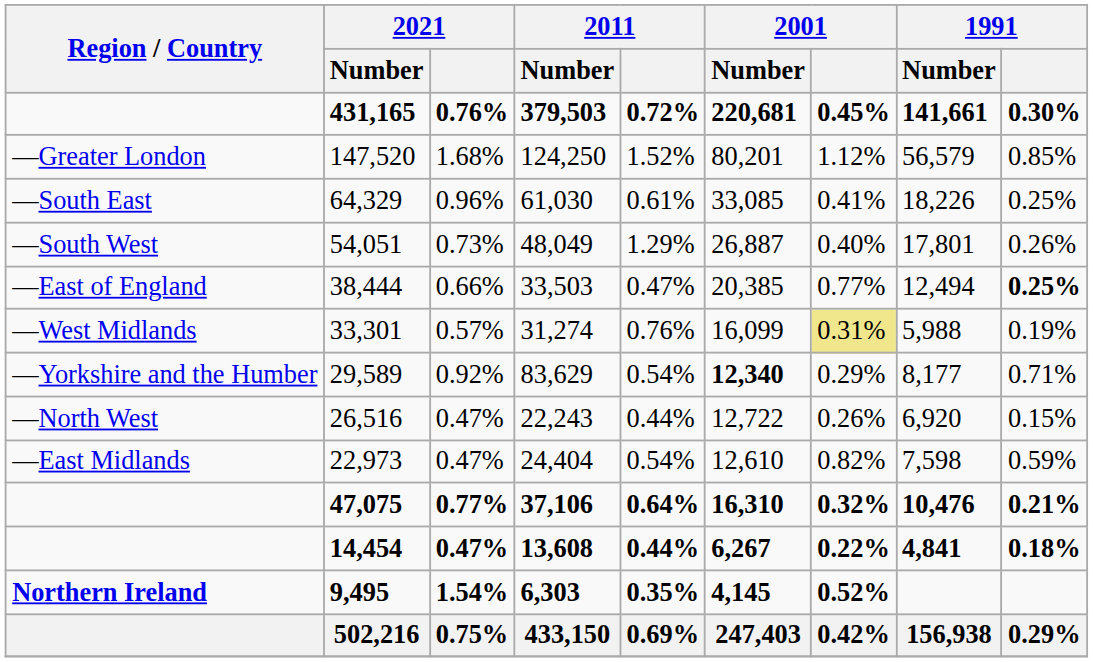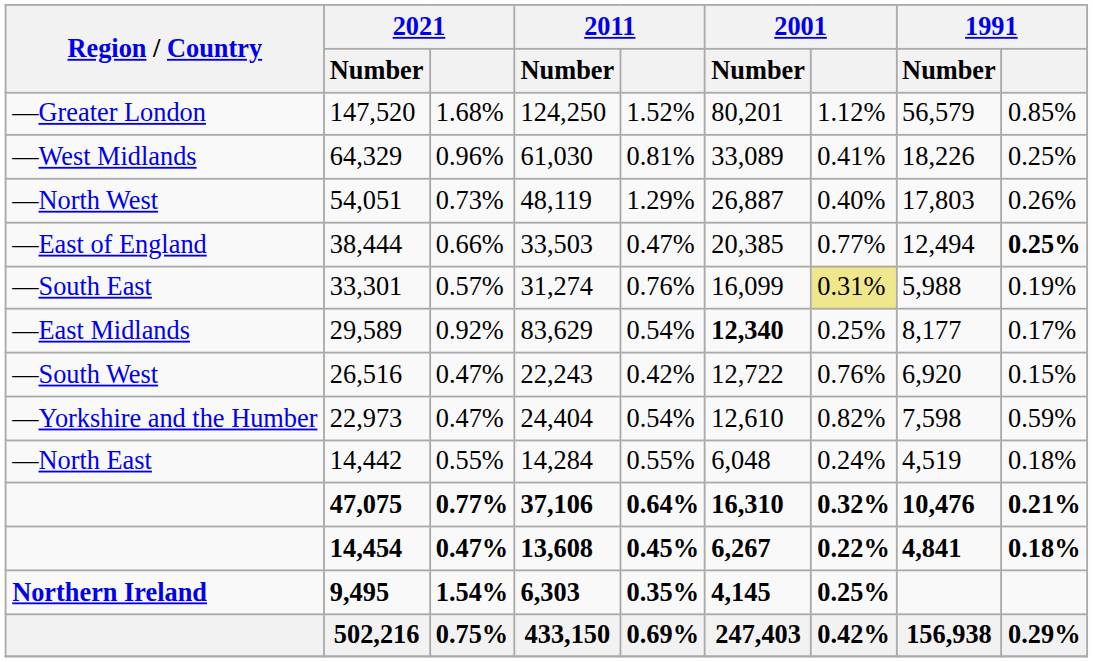- row: (373, 113)
(82, 200) —South East -> (104, 156) —West Midlands
(661, 200) 0.61% -> (661, 156) 0.81%
(748, 200) 33,085 -> (748, 156) 33,089
(85, 243) —South West -> (85, 200) —North West
(557, 243) 48,049 -> (556, 200) 48,119
(938, 243) 17,801 -> (938, 200) 17,803
(104, 330) —West Midlands -> (82, 287) —South East
(165, 373) —Yorkshire and the Humber -> (101, 330) —East Midlands
(851, 373) 0.29% -> (851, 330) 0.25%
(1042, 373) 0.71% -> (1042, 330) 0.17%
(85, 417) —North West -> (85, 373) —South West
(661, 417) 0.44% -> (661, 373) 0.42%
(851, 417) 0.26% -> (851, 373) 0.76%
(101, 460) —East Midlands -> (165, 417) —Yorkshire and the Humber
+ row: (366, 460)
(663, 547) 0.44% -> (663, 547) 0.45%
(854, 591) 0.52% -> (854, 591) 0.25%
